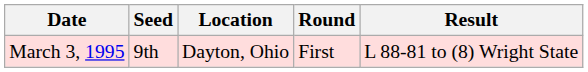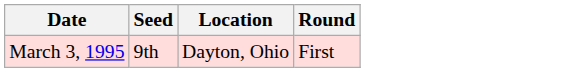- column: (471, 20)
